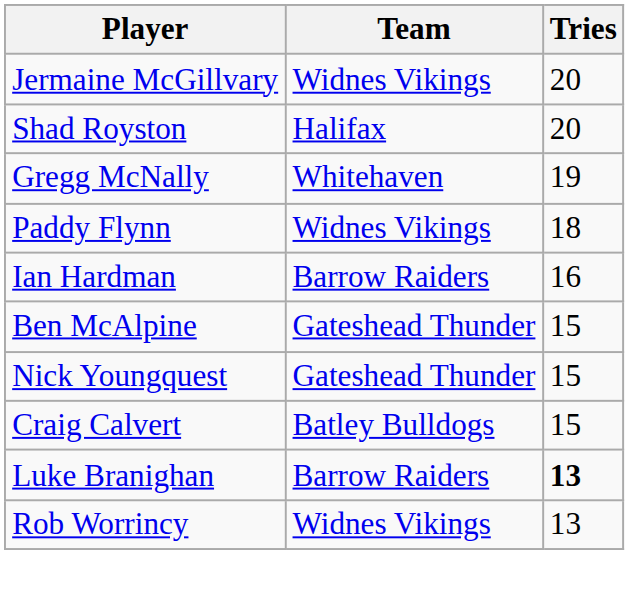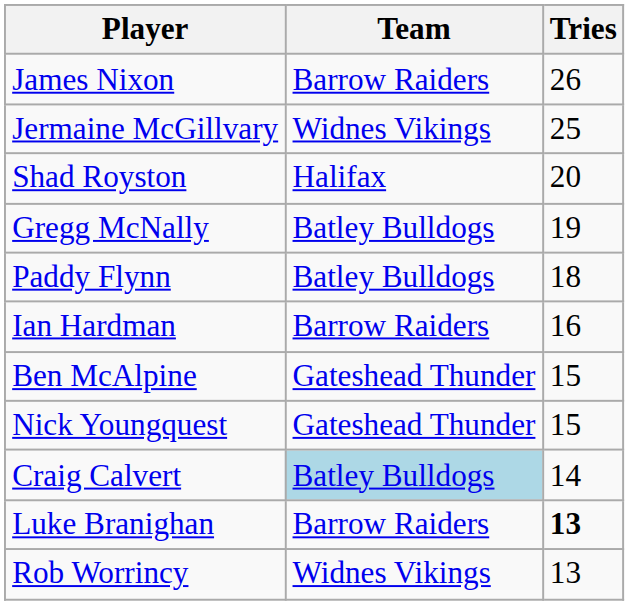+ row: (93, 78)
(565, 78) 20 -> (565, 128) 25
(368, 177) Whitehaven -> (394, 227) Batley Bulldogs
(392, 227) Widnes Vikings -> (394, 276) Batley Bulldogs
(394, 425) no background -> (394, 474) lightblue background
(565, 425) 15 -> (565, 474) 14
